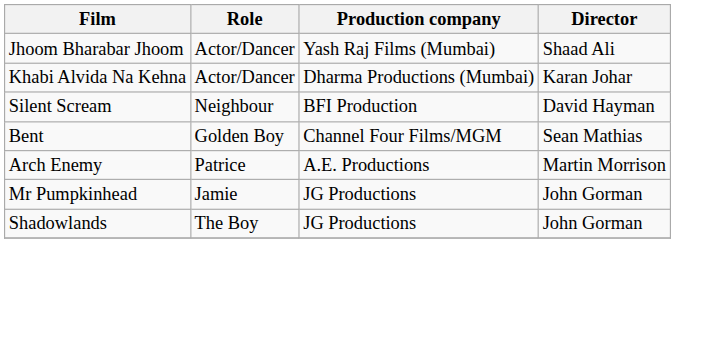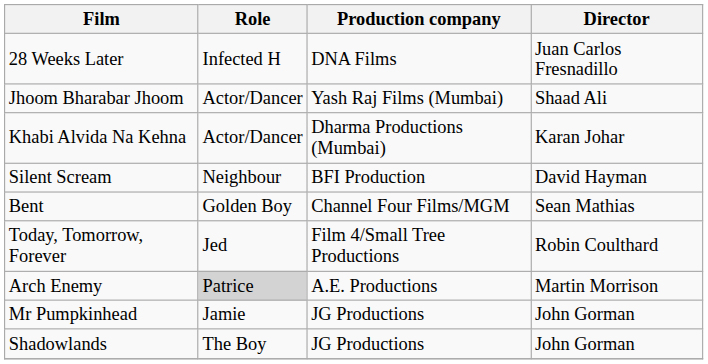+ row: (66, 58)
+ row: (76, 245)
(220, 164) no background -> (228, 285) lightgrey background
